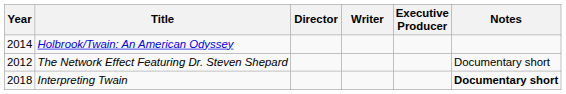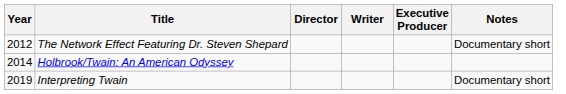rows swapped: (163, 62) <-> (135, 44)
(20, 80) 2018 -> (20, 80) 2019
(506, 80) bold -> (502, 80) normal
